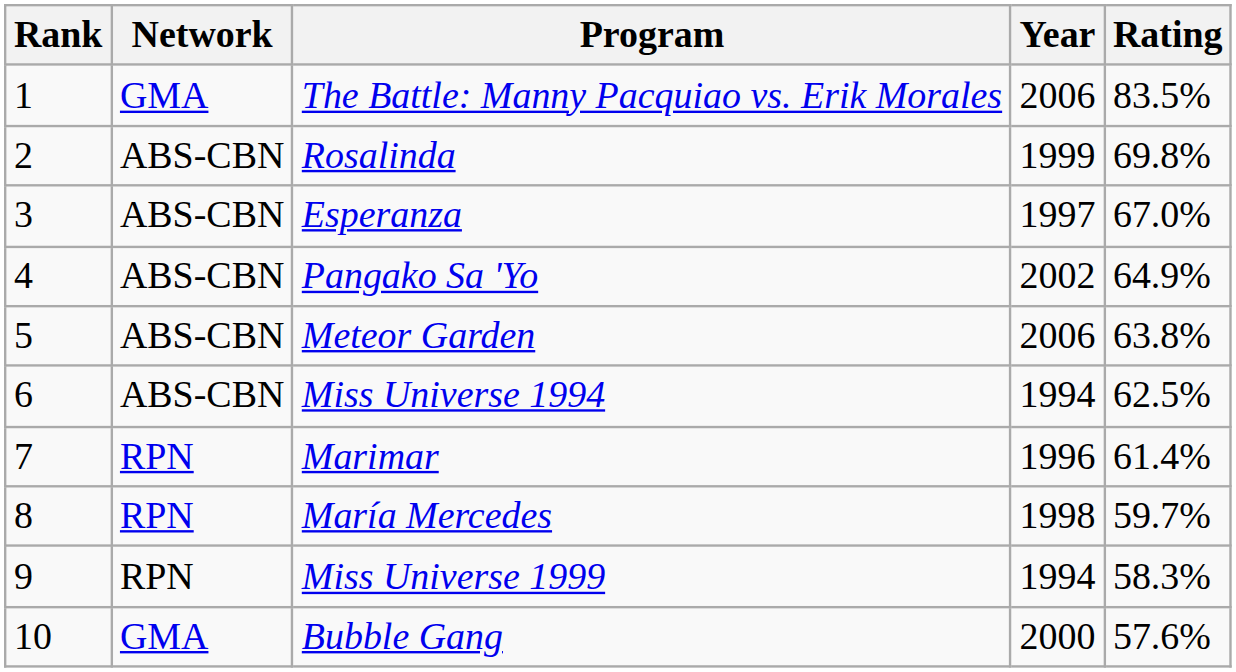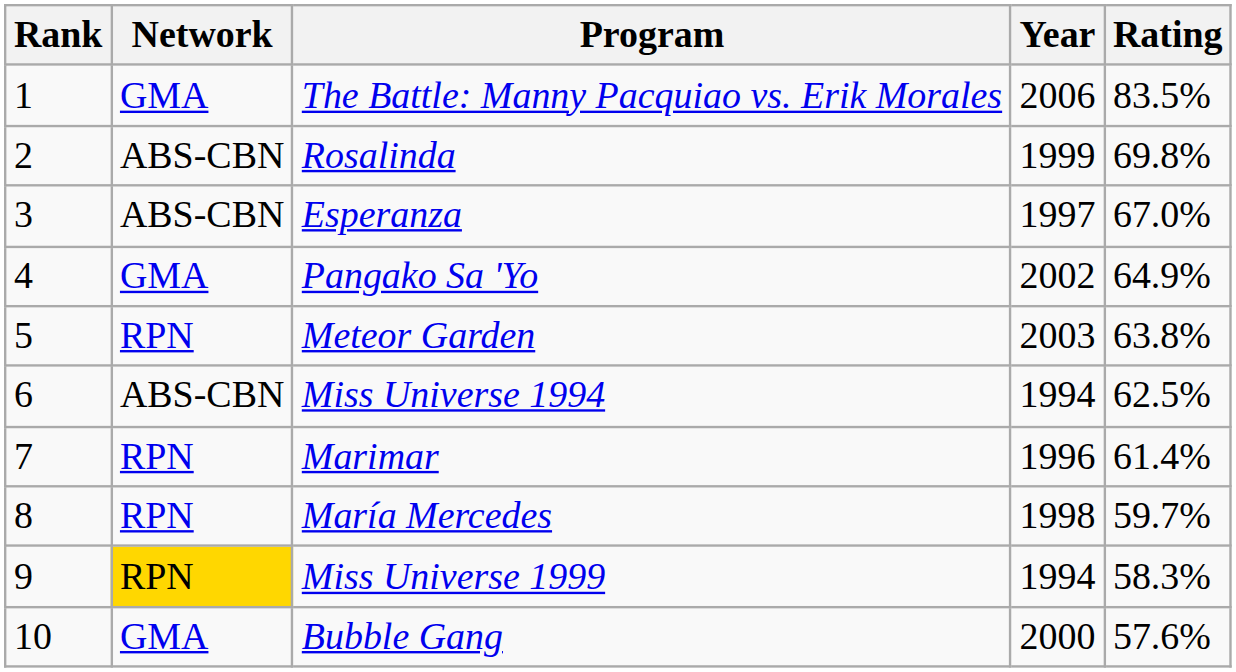(202, 275) ABS-CBN -> (164, 275) GMA
(202, 335) ABS-CBN -> (157, 335) RPN
(1058, 335) 2006 -> (1058, 335) 2003
(157, 575) no background -> (157, 575) gold background
